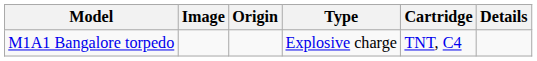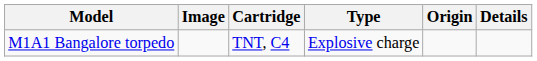columns swapped: (439, 17) <-> (255, 17)
